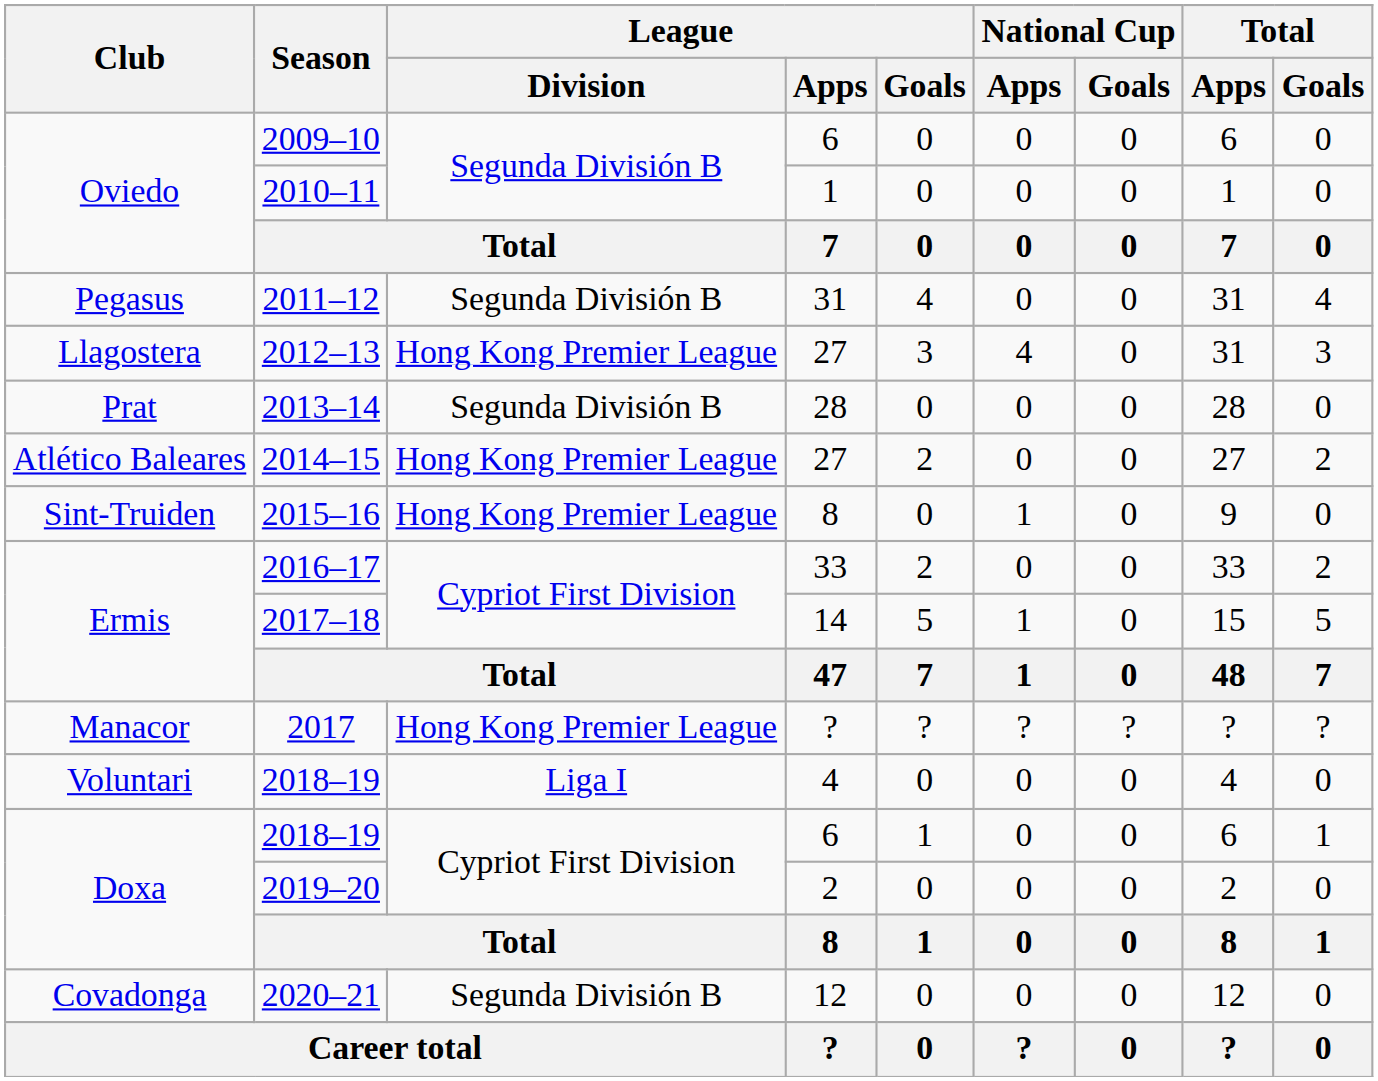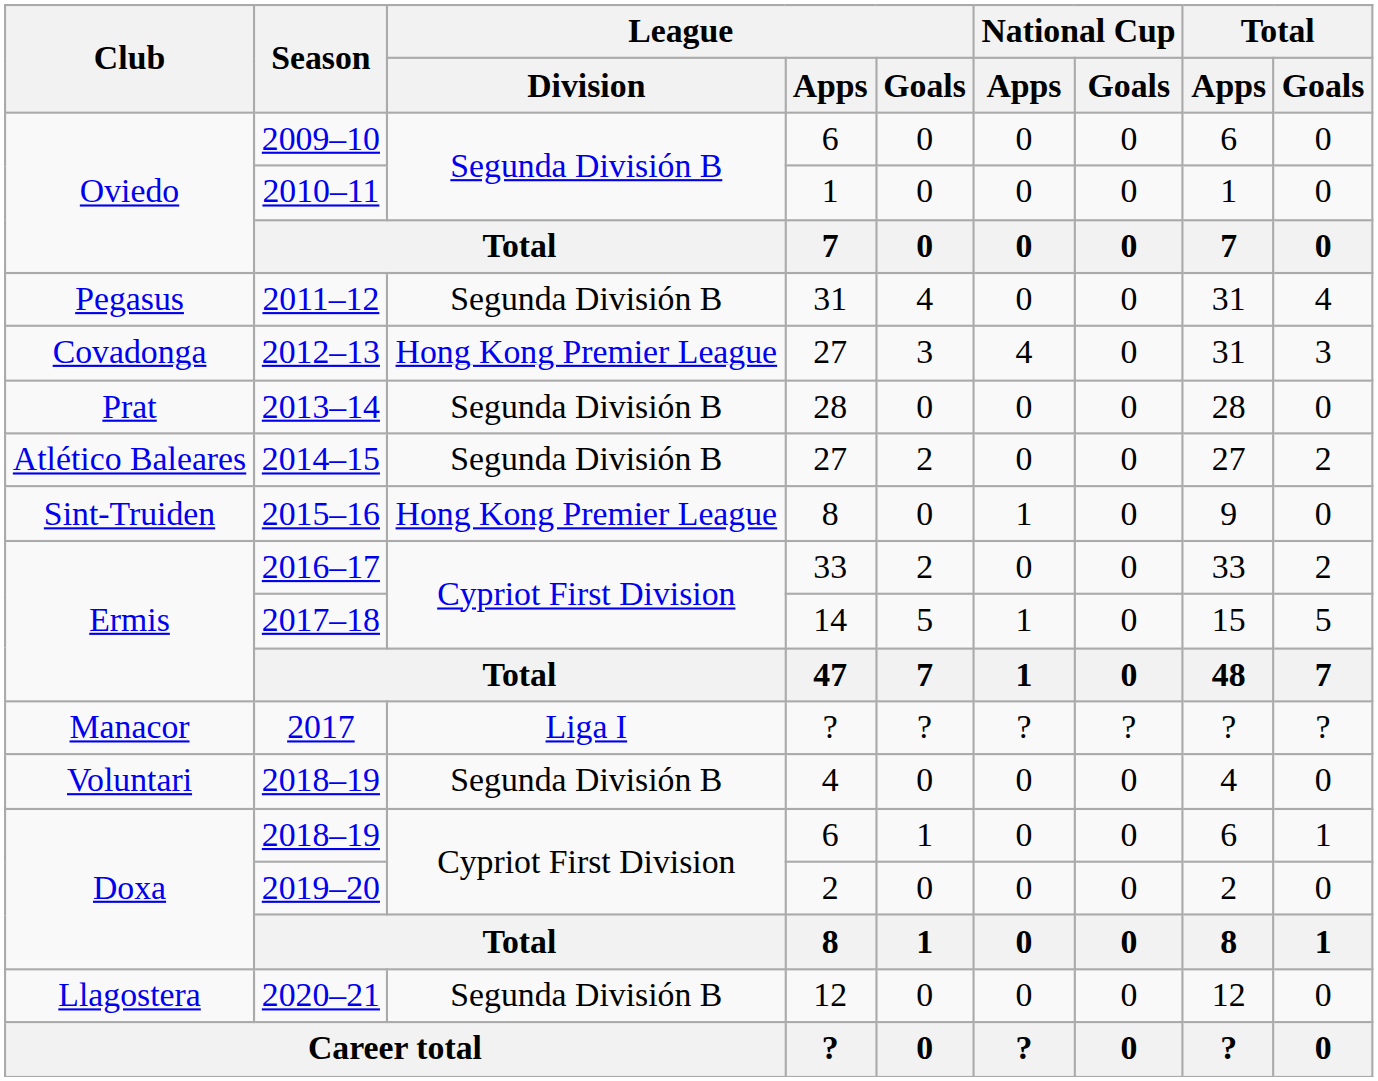(130, 352) Llagostera -> (130, 352) Covadonga
(586, 459) Hong Kong Premier League -> (586, 459) Segunda División B
(586, 727) Hong Kong Premier League -> (586, 727) Liga I
(586, 780) Liga I -> (586, 780) Segunda División B
(130, 995) Covadonga -> (130, 995) Llagostera
